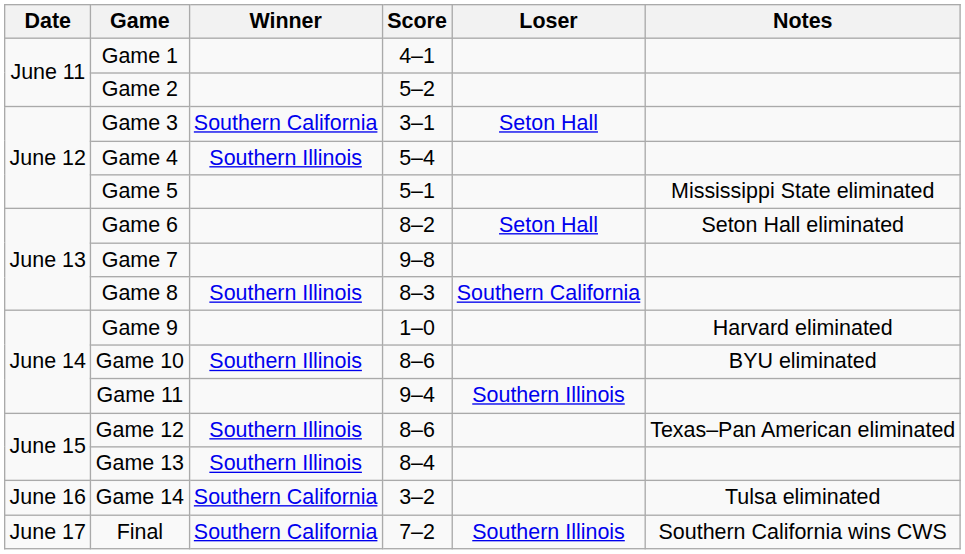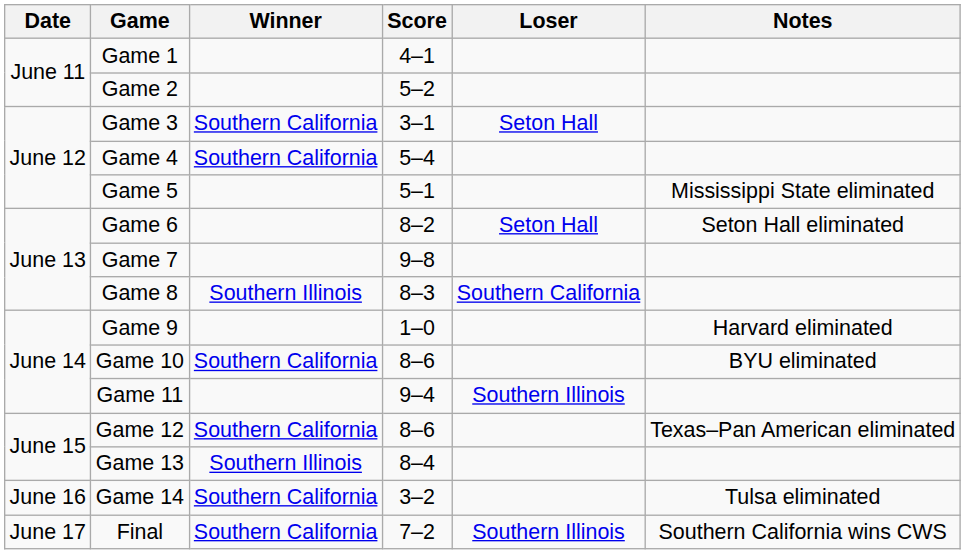(286, 157) Southern Illinois -> (286, 157) Southern California
(286, 361) Southern Illinois -> (286, 361) Southern California
(286, 429) Southern Illinois -> (286, 429) Southern California
